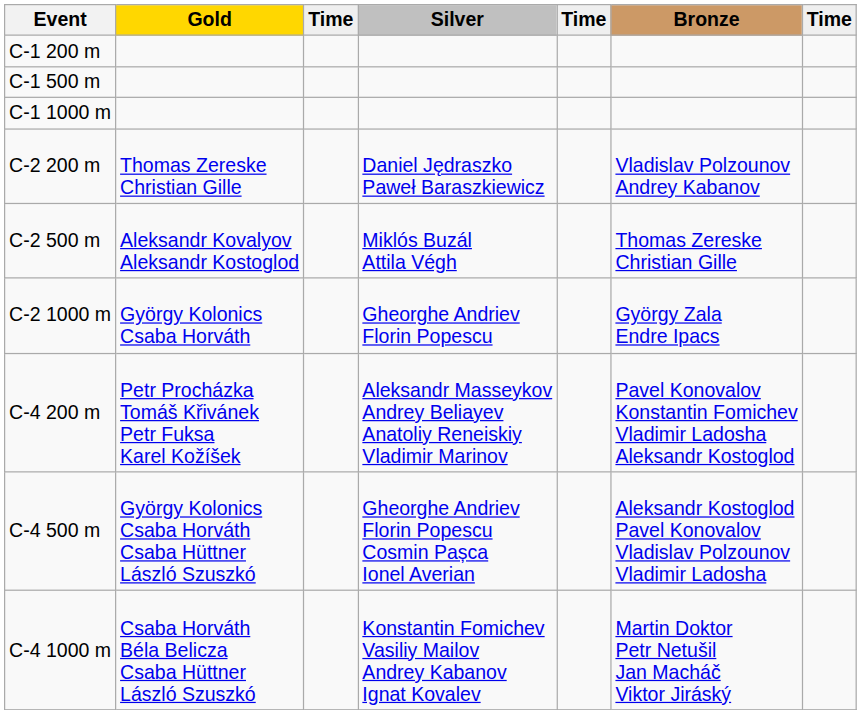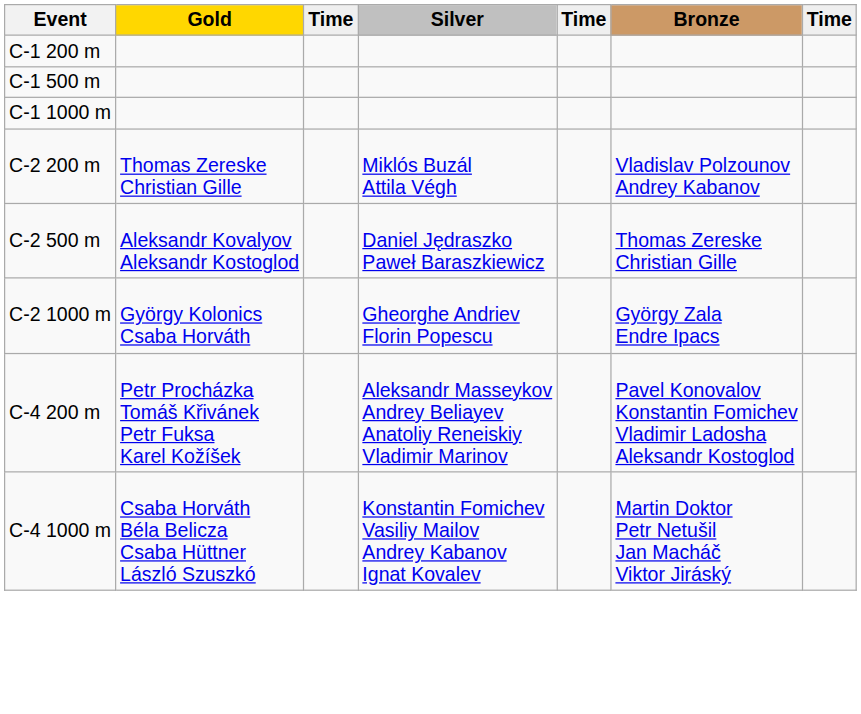(453, 176) Daniel Jędraszko Paweł Baraszkiewicz -> (417, 176) Miklós Buzál Attila Végh
(417, 251) Miklós Buzál Attila Végh -> (453, 251) Daniel Jędraszko Paweł Baraszkiewicz
- row: (55, 531)
